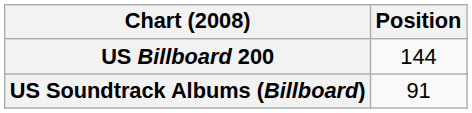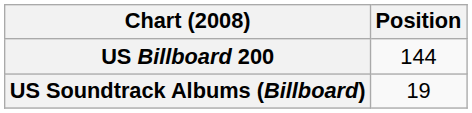(418, 90) 91 -> (418, 90) 19
